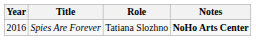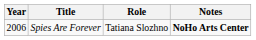(16, 27) 2016 -> (16, 27) 2006
